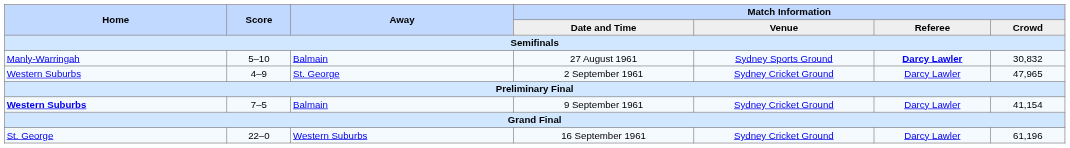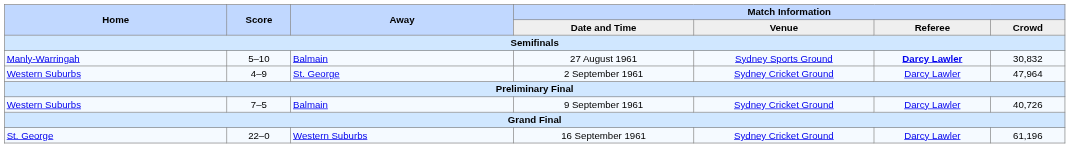(1028, 74) 47,965 -> (1028, 74) 47,964
(47, 105) bold -> (44, 105) normal
(1028, 104) 41,154 -> (1028, 104) 40,726
